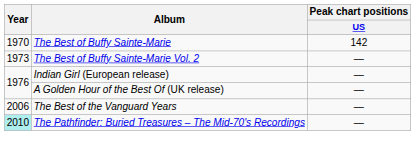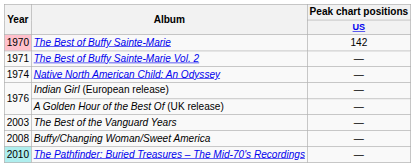(18, 42) no background -> (18, 42) pink background
(18, 58) 1973 -> (18, 58) 1971
+ row: (127, 74)
(18, 106) 2006 -> (18, 122) 2003
+ row: (122, 138)
